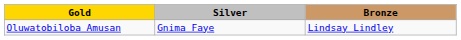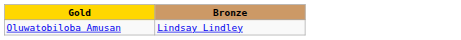- column: (230, 12)
